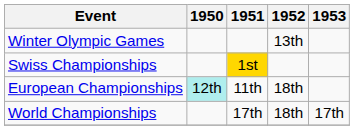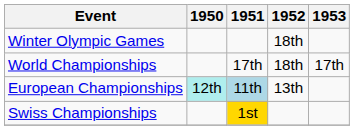(288, 40) 13th -> (288, 40) 18th
rows swapped: (82, 112) <-> (82, 64)
(248, 88) no background -> (248, 88) lightblue background
(288, 88) 18th -> (288, 88) 13th
